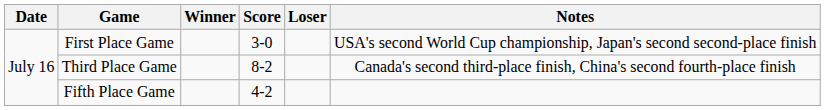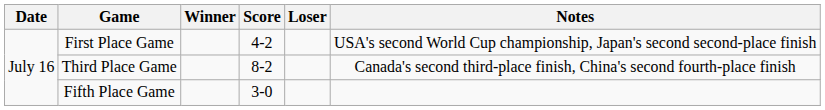(262, 42) 3-0 -> (262, 42) 4-2
(262, 92) 4-2 -> (262, 92) 3-0
